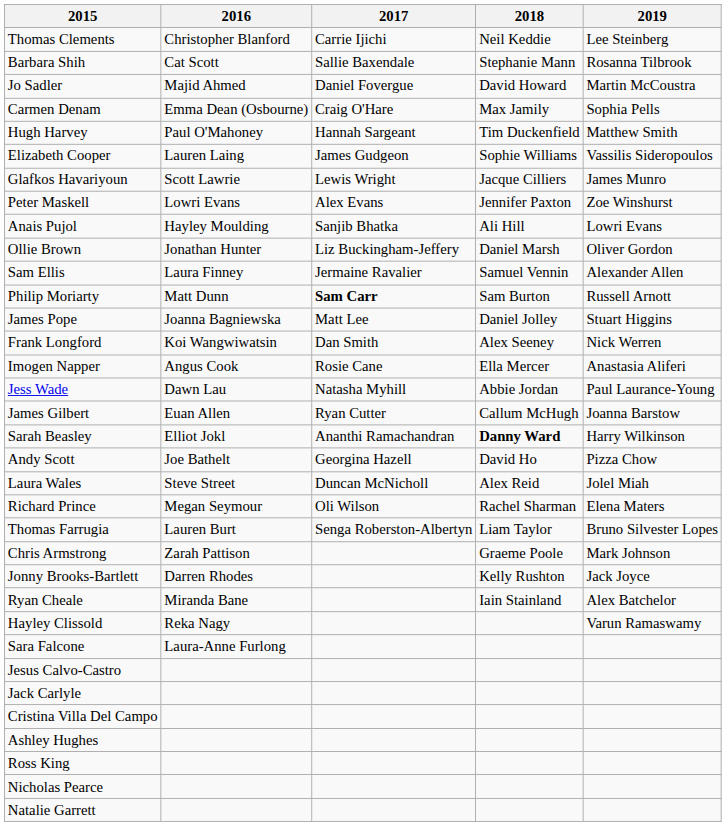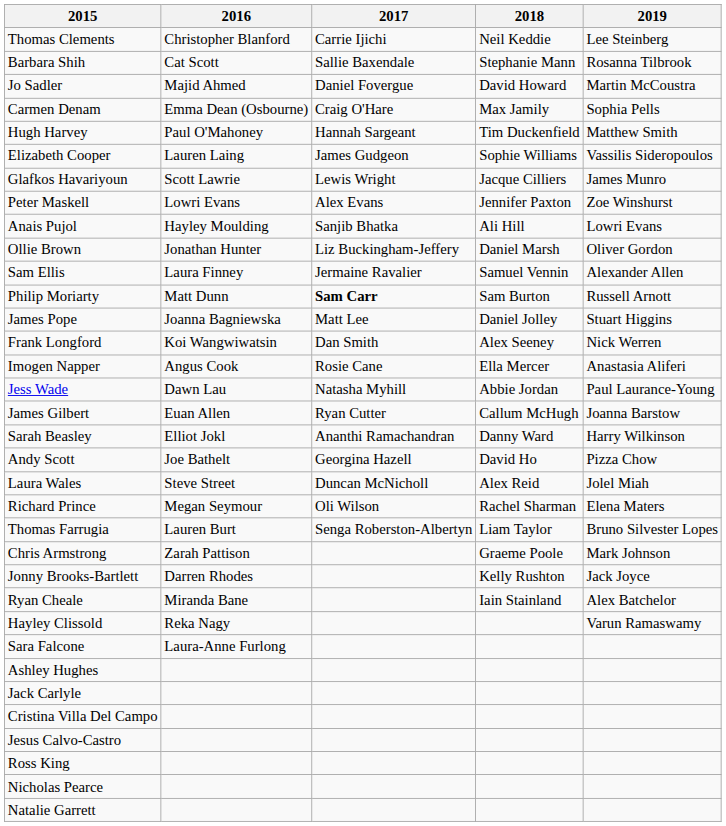(520, 436) bold -> (516, 436) normal
rows swapped: (64, 669) <-> (53, 739)
